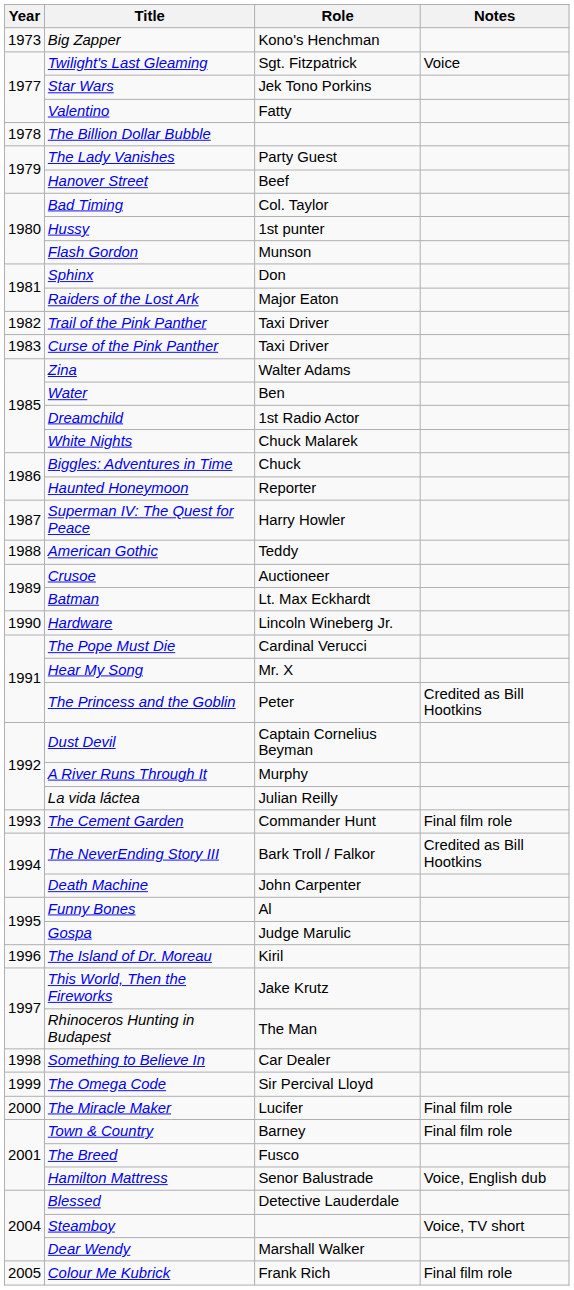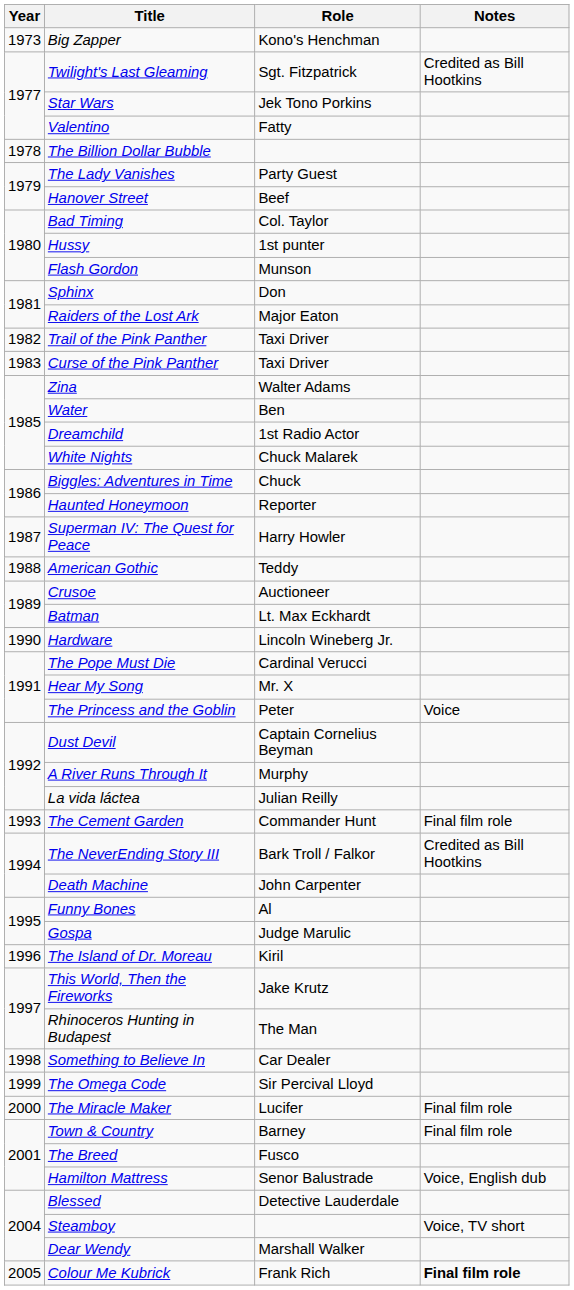(442, 63) Voice -> (474, 71) Credited as Bill Hootkins
(474, 702) Credited as Bill Hootkins -> (442, 710) Voice
(468, 1273) normal -> (472, 1273) bold
